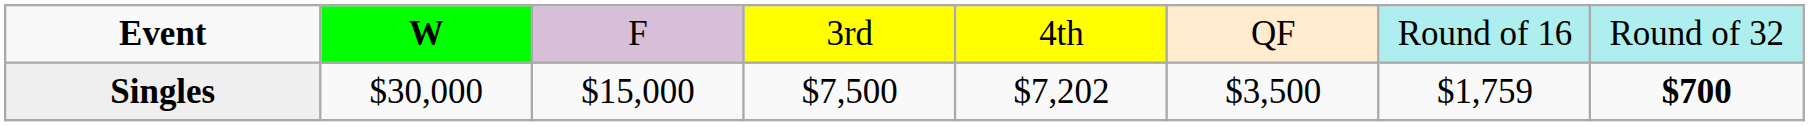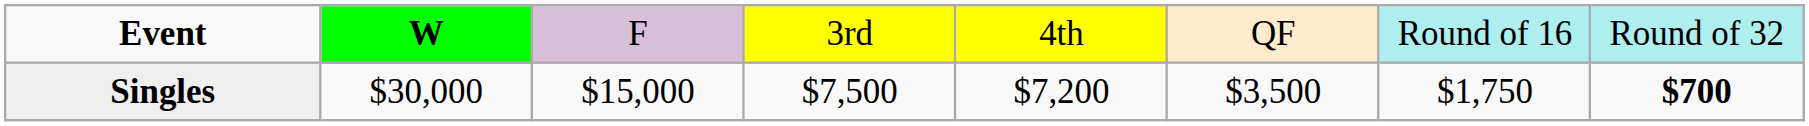(1061, 91) $7,202 -> (1061, 91) $7,200
(1485, 91) $1,759 -> (1485, 91) $1,750
